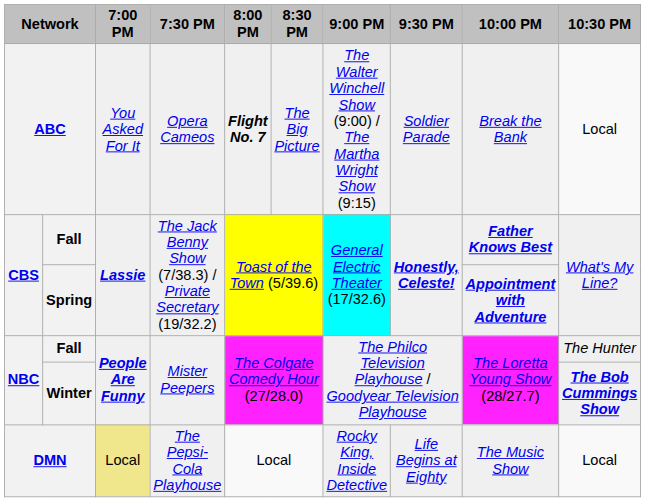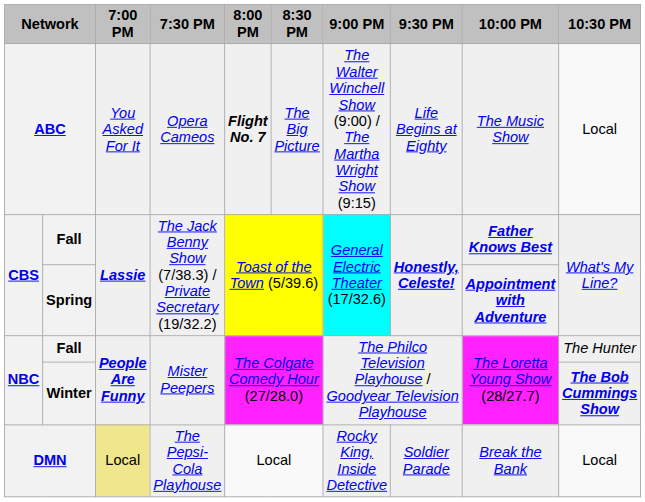(426, 129) Soldier Parade -> (426, 129) Life Begins at Eighty
(510, 129) Break the Bank -> (510, 129) The Music Show
(426, 460) Life Begins at Eighty -> (426, 460) Soldier Parade
(510, 460) The Music Show -> (510, 460) Break the Bank
